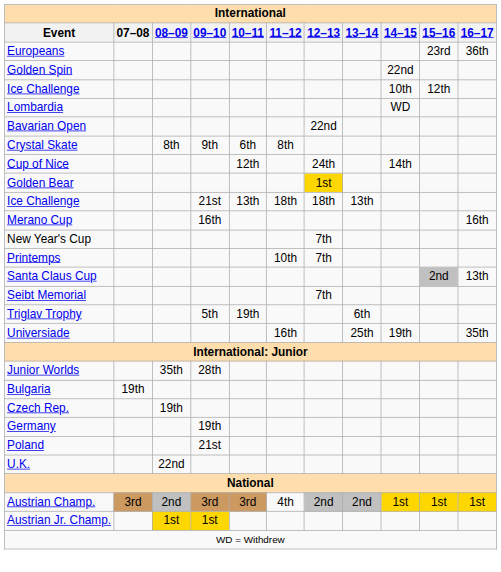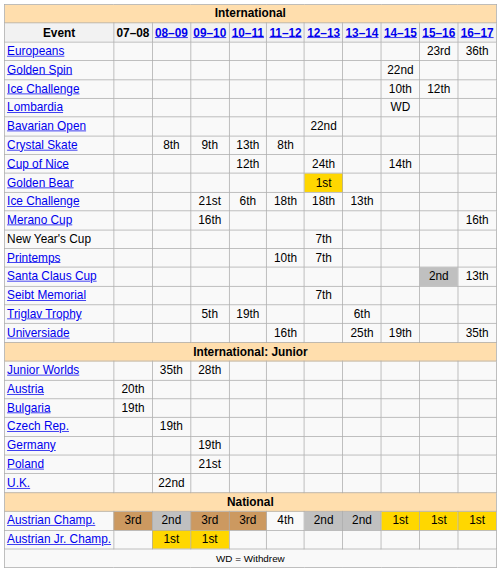(248, 145) 6th -> (248, 145) 13th
(248, 201) 13th -> (248, 201) 6th
+ row: (26, 389)
